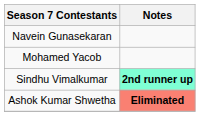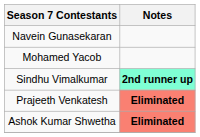+ row: (62, 100)
